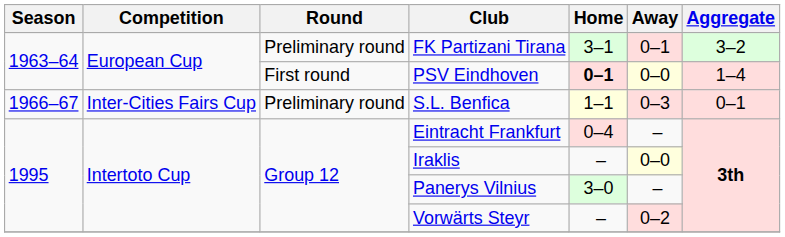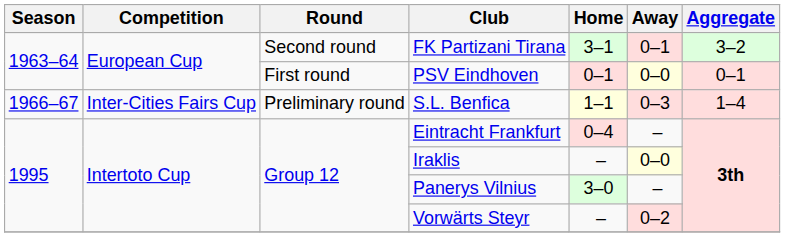(334, 47) Preliminary round -> (320, 47) Second round
(599, 75) bold -> (599, 75) normal
(731, 75) 1–4 -> (731, 75) 0–1
(731, 103) 0–1 -> (731, 103) 1–4
